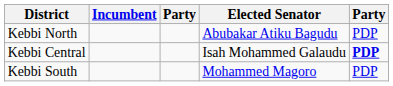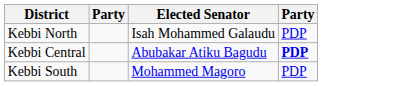- column: (124, 14)
(270, 33) Abubakar Atiku Bagudu -> (203, 33) Isah Mohammed Galaudu
(274, 52) Isah Mohammed Galaudu -> (199, 52) Abubakar Atiku Bagudu
